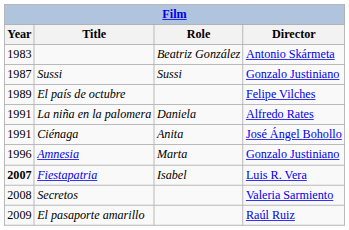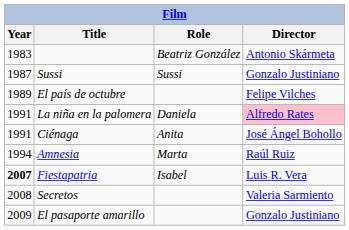(280, 114) no background -> (280, 114) pink background
(19, 155) 1996 -> (19, 155) 1994
(293, 155) Gonzalo Justiniano -> (270, 155) Raúl Ruiz
(270, 215) Raúl Ruiz -> (293, 215) Gonzalo Justiniano
